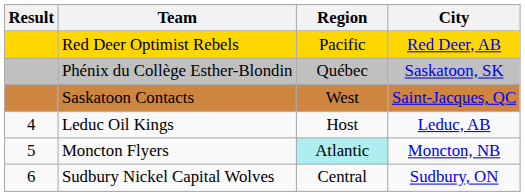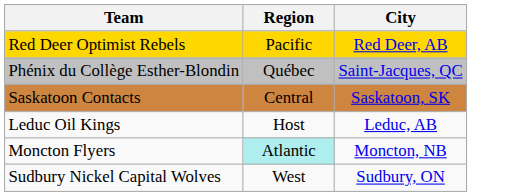- column: (31, 17)
(454, 71) Saskatoon, SK -> (401, 71) Saint-Jacques, QC
(342, 97) West -> (289, 97) Central
(454, 97) Saint-Jacques, QC -> (401, 97) Saskatoon, SK
(342, 177) Central -> (289, 177) West
